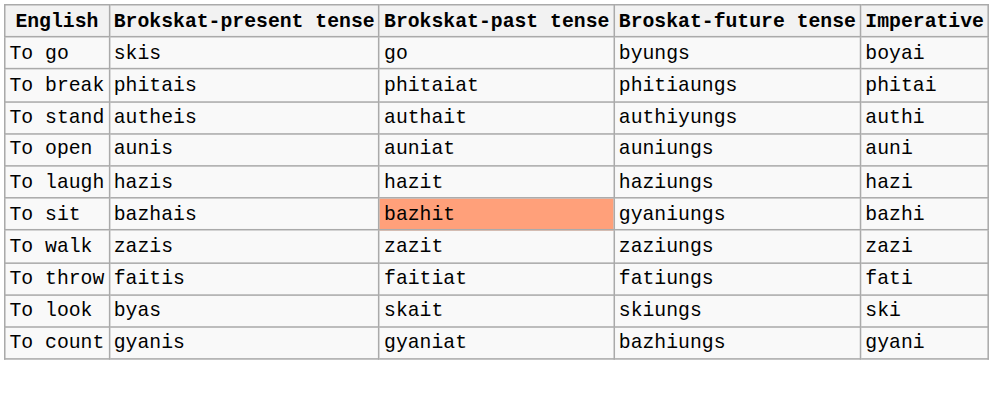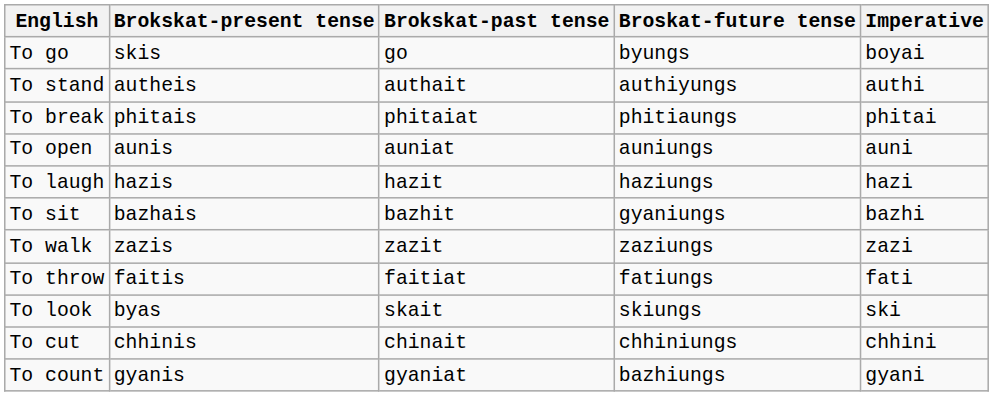rows swapped: (57, 117) <-> (57, 85)
(420, 214) lightsalmon background -> (420, 214) no background
+ row: (45, 343)
